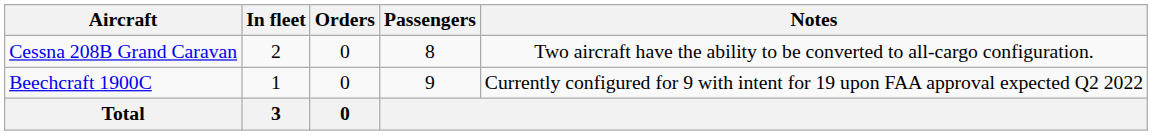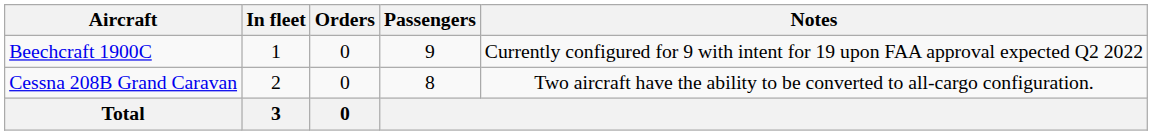rows swapped: (80, 82) <-> (123, 51)
